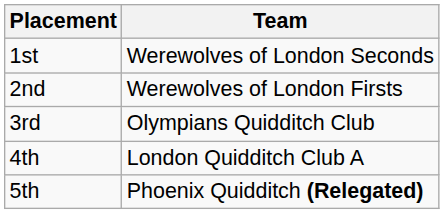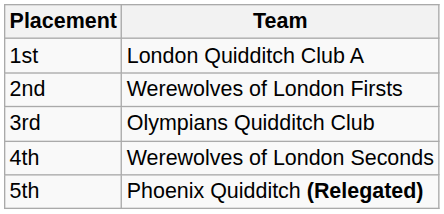(280, 55) Werewolves of London Seconds -> (245, 55) London Quidditch Club A
(245, 157) London Quidditch Club A -> (280, 157) Werewolves of London Seconds
